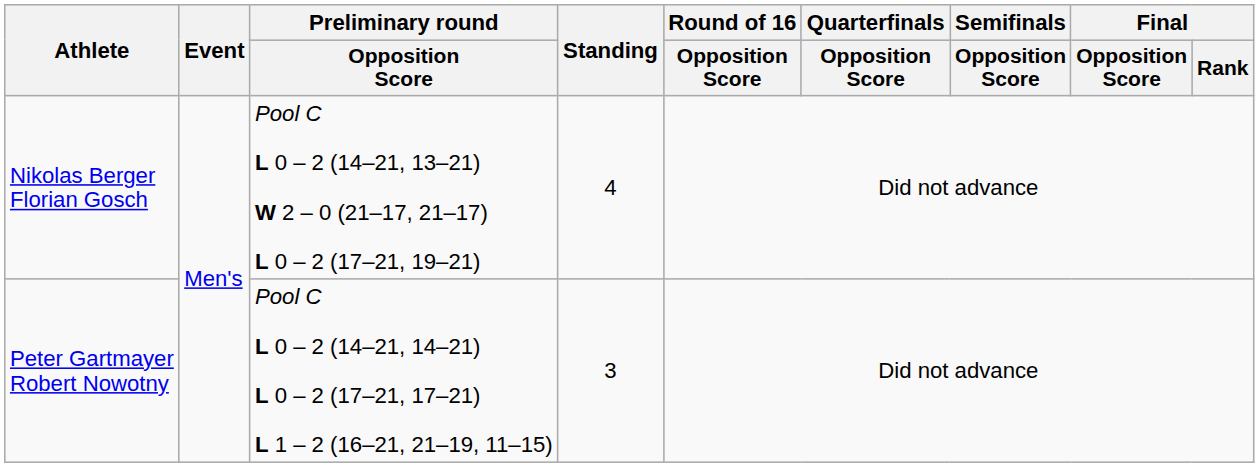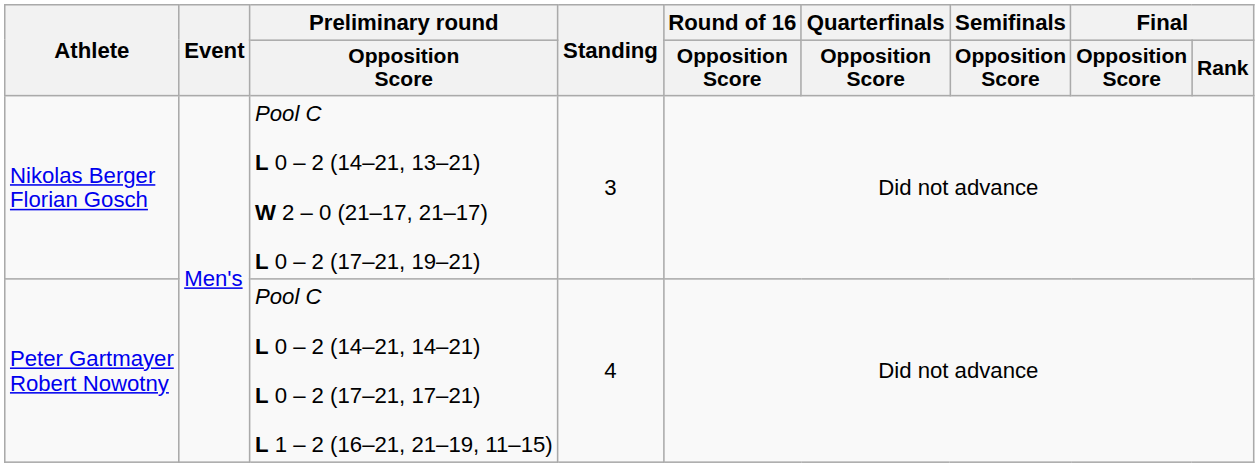(611, 188) 4 -> (611, 188) 3
(611, 371) 3 -> (611, 371) 4
